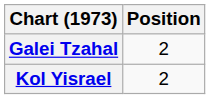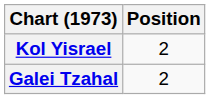rows swapped: (64, 78) <-> (64, 49)
